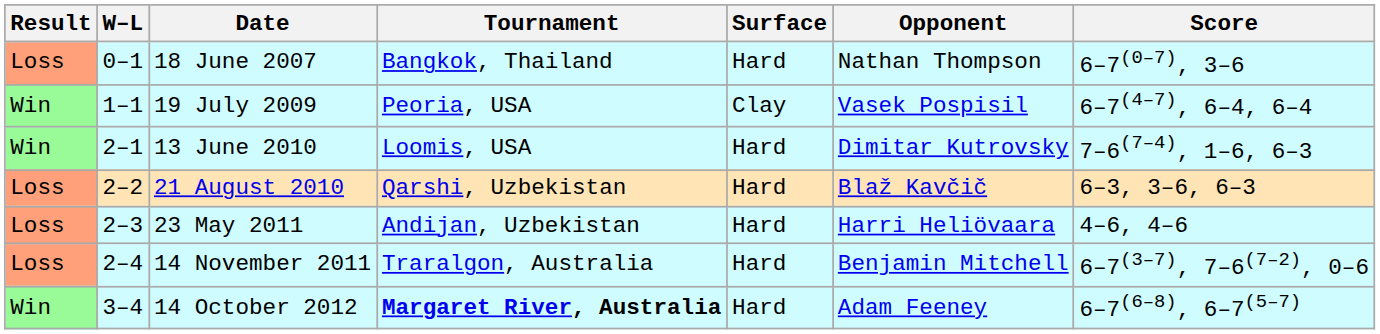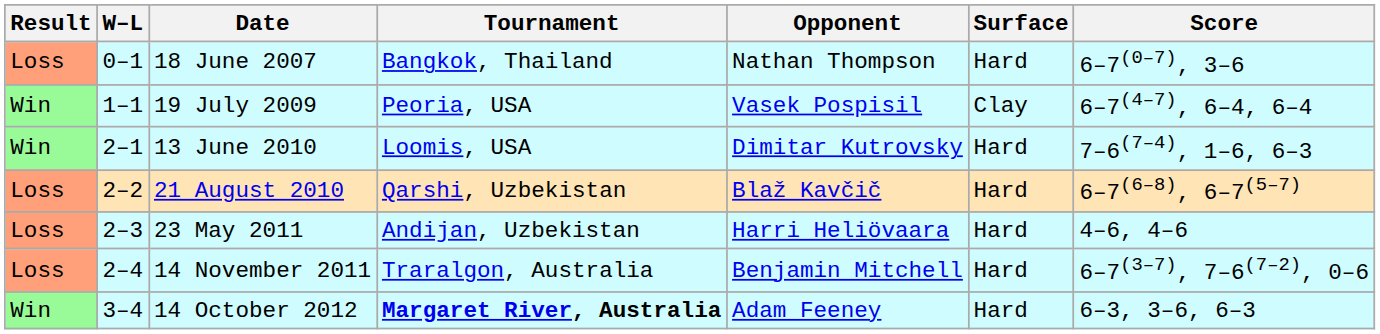columns swapped: (780, 23) <-> (953, 23)
(1168, 188) 6–3, 3–6, 6–3 -> (1190, 191) 6–7(6–8), 6–7(5–7)
(1190, 307) 6–7(6–8), 6–7(5–7) -> (1168, 310) 6–3, 3–6, 6–3
